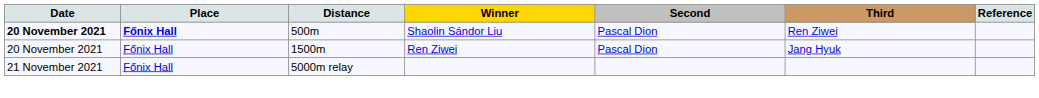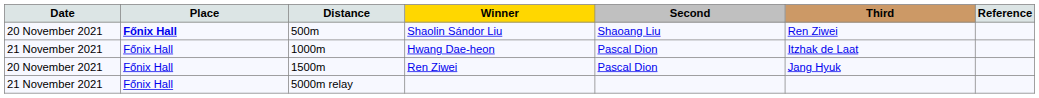(56, 31) bold -> (55, 31) normal
(627, 31) Pascal Dion -> (629, 31) Shaoang Liu
+ row: (451, 49)
